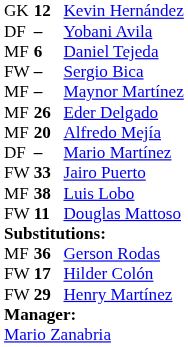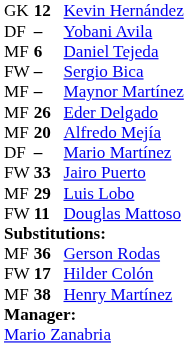(42, 193) 38 -> (42, 193) 29
(17, 294) FW -> (16, 294) MF
(42, 294) 29 -> (42, 294) 38
